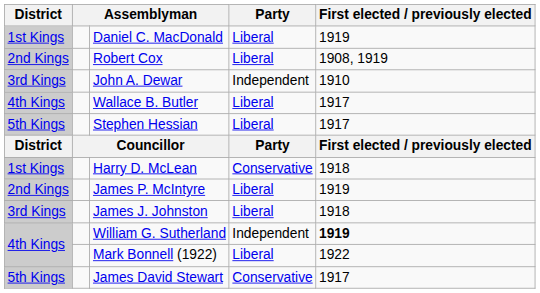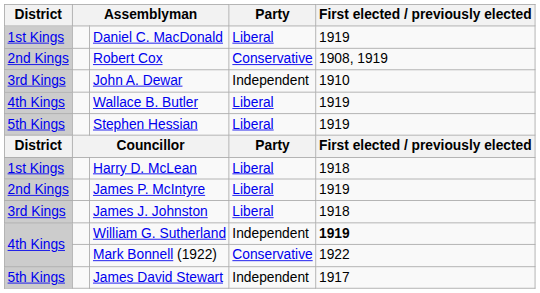(253, 59) Liberal -> (273, 59) Conservative
(334, 102) 1917 -> (334, 102) 1919
(334, 124) 1917 -> (334, 124) 1919
(273, 168) Conservative -> (253, 168) Liberal
(253, 255) Liberal -> (273, 255) Conservative
(273, 277) Conservative -> (271, 277) Independent
